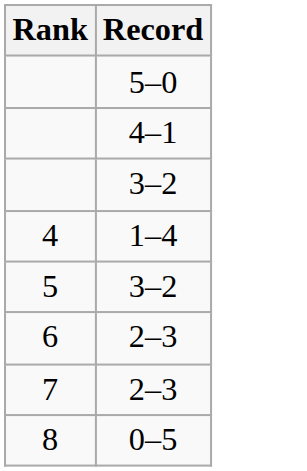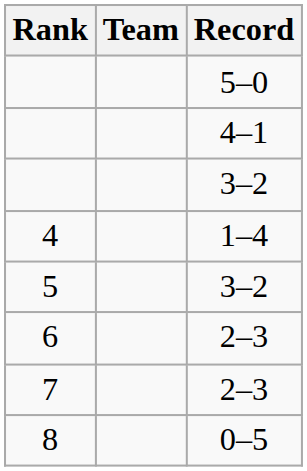+ column: (141, 30)
